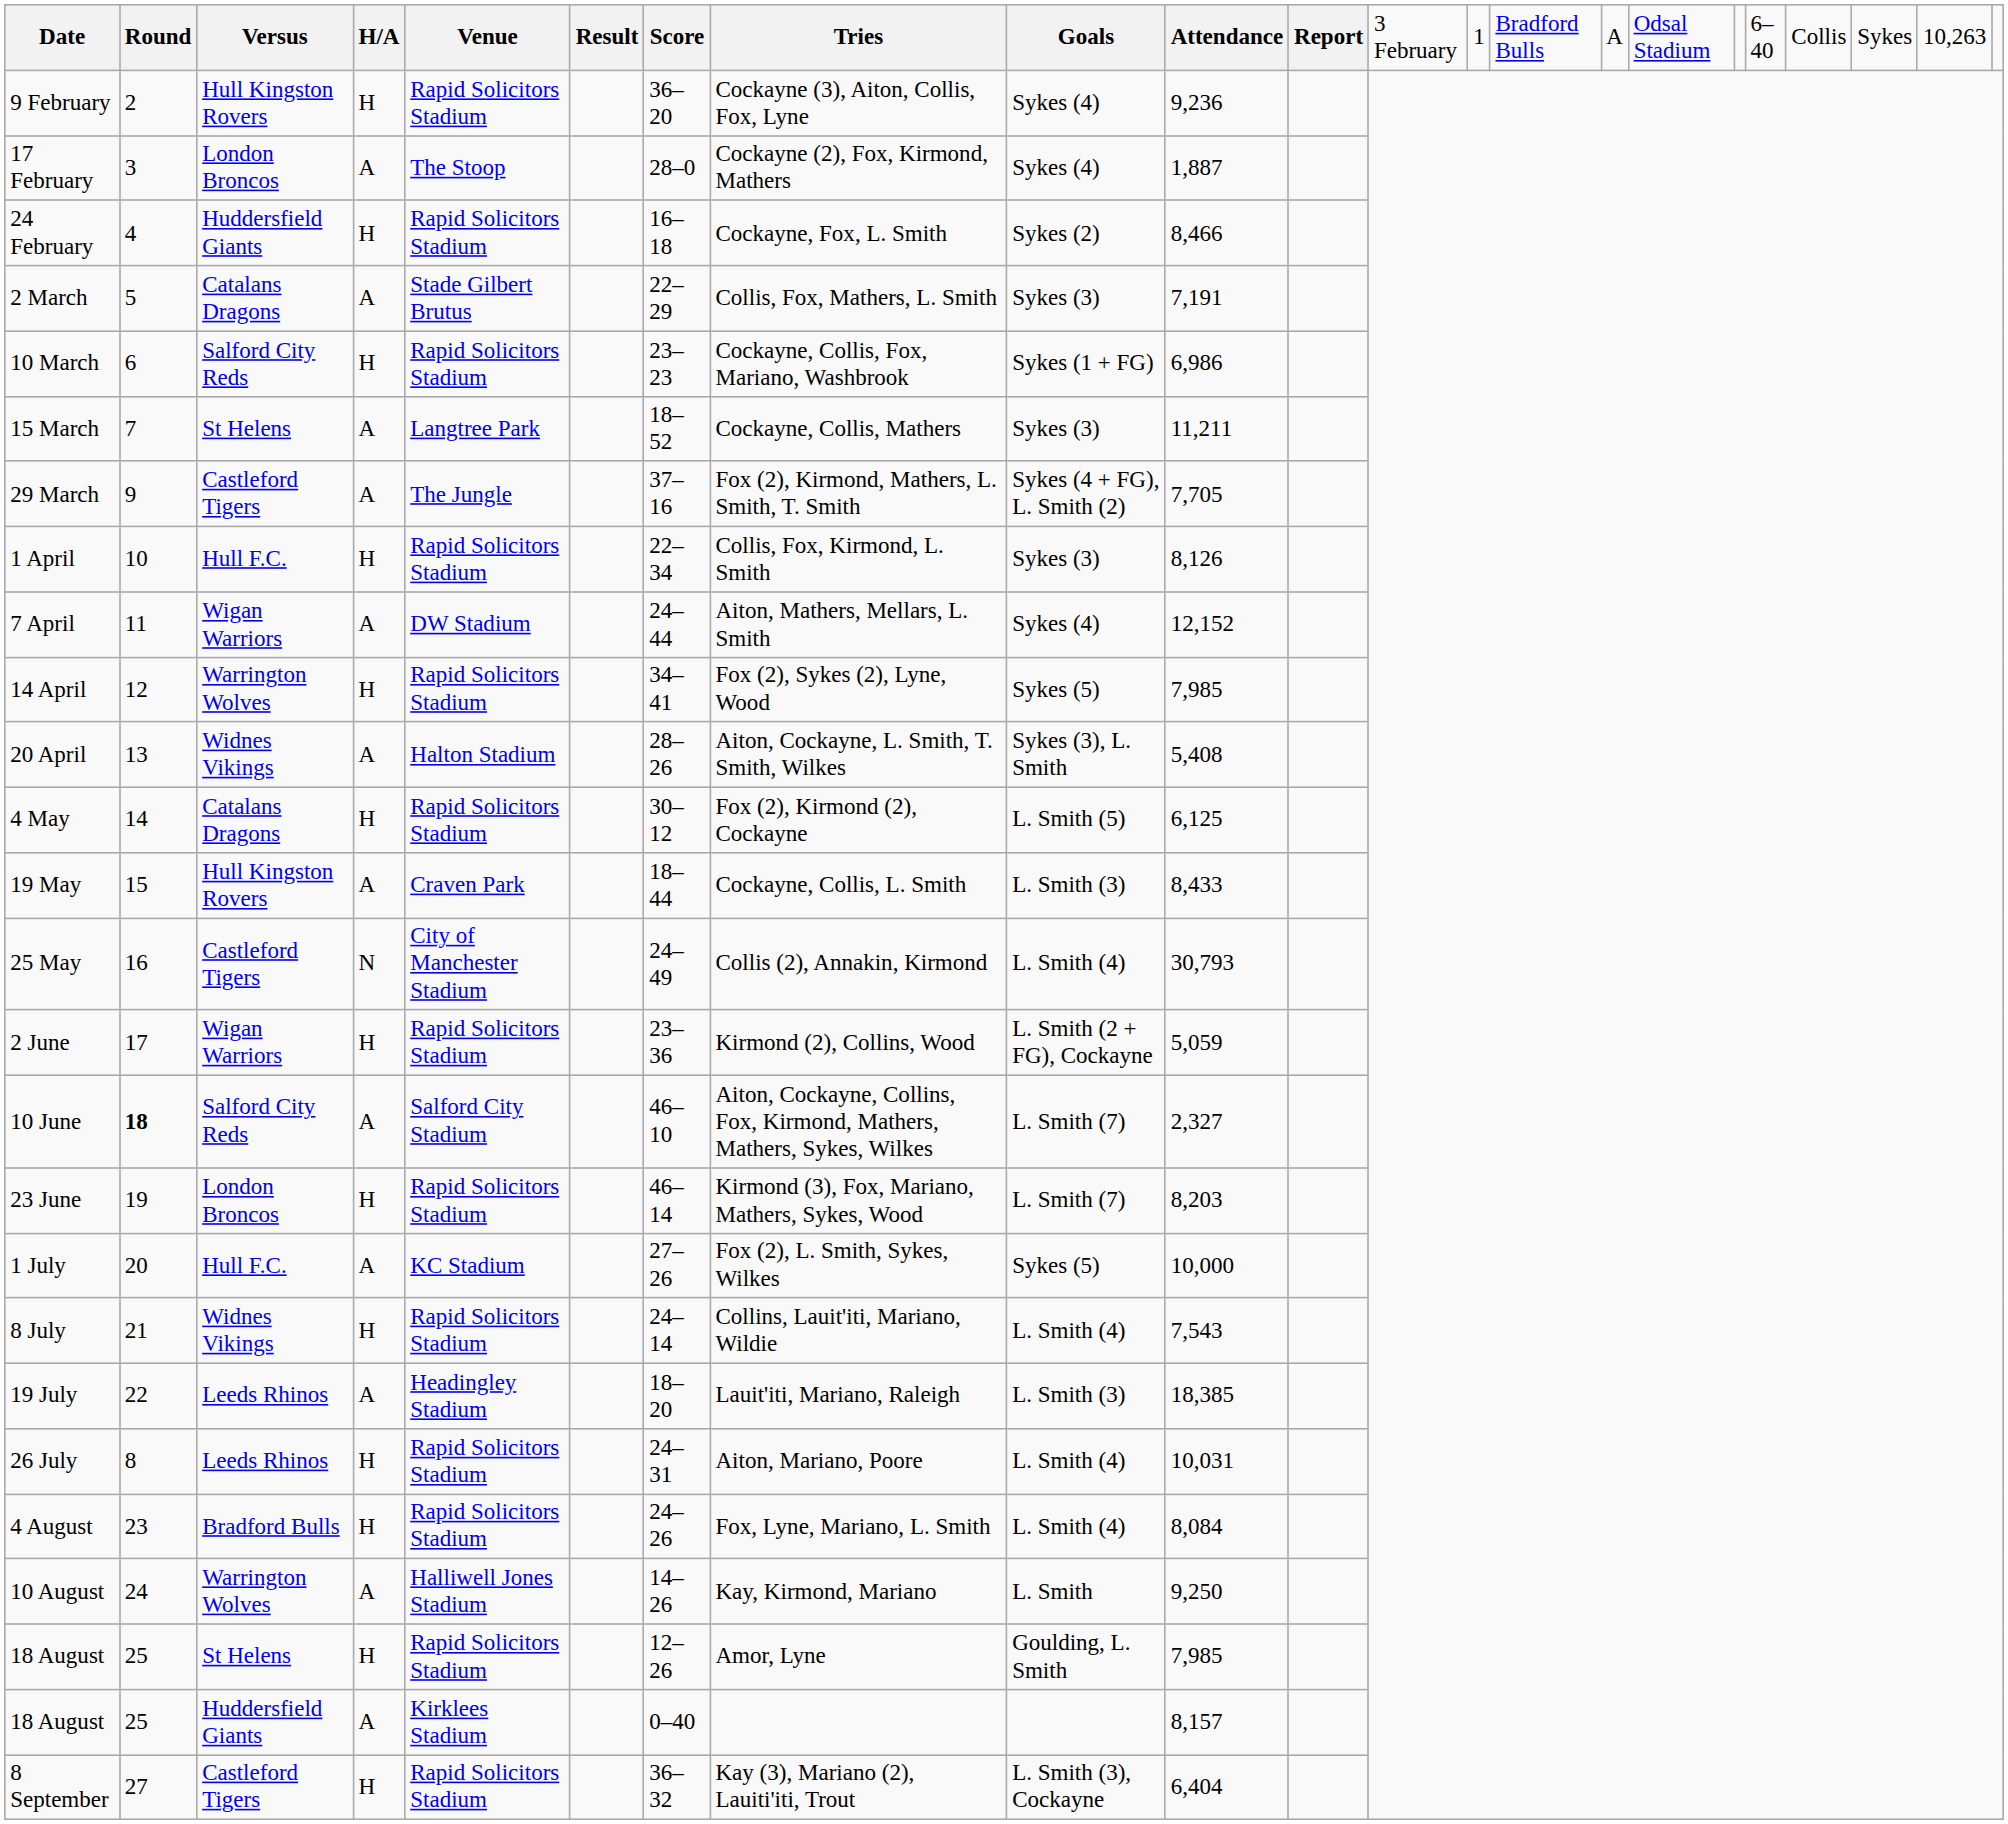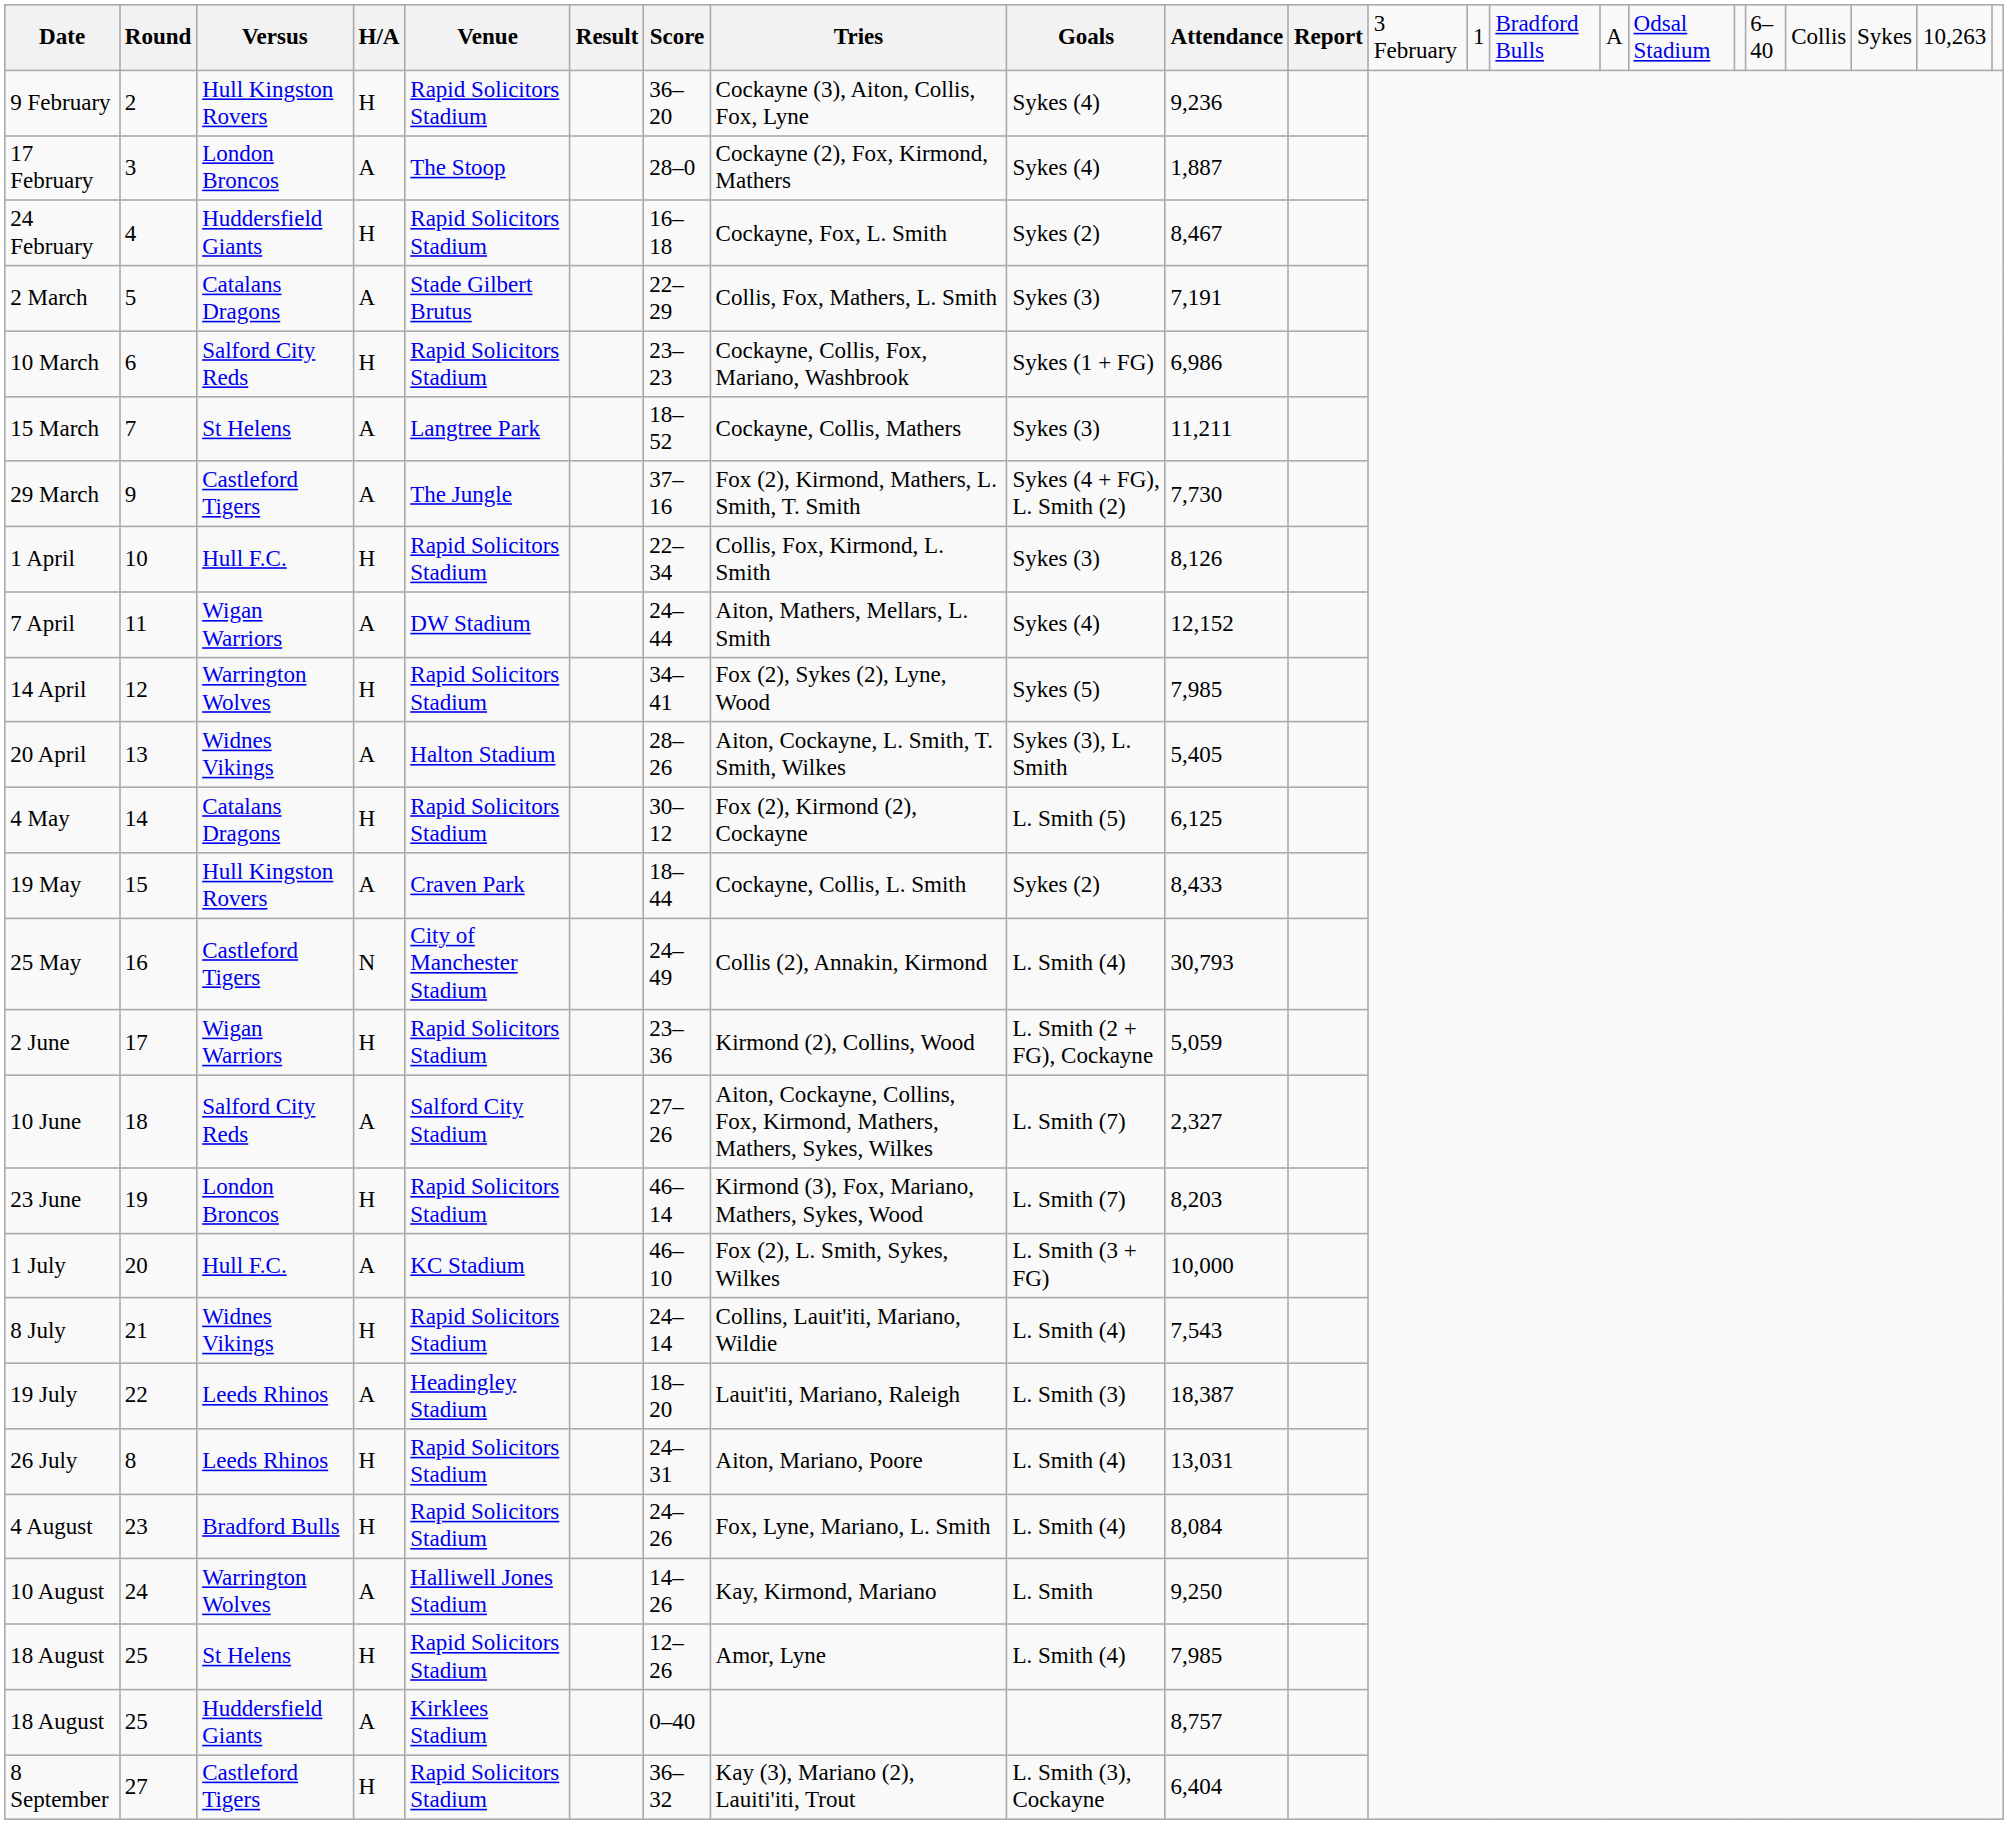(1197, 233) 8,466 -> (1196, 233) 8,467
(1197, 493) 7,705 -> (1196, 493) 7,730
(1197, 754) 5,408 -> (1196, 754) 5,405
(1069, 885) L. Smith (3) -> (1056, 885) Sykes (2)
(136, 1121) bold -> (136, 1121) normal
(666, 1121) 46–10 -> (667, 1121) 27–26
(666, 1265) 27–26 -> (667, 1265) 46–10
(1056, 1265) Sykes (5) -> (1075, 1265) L. Smith (3 + FG)
(1202, 1395) 18,385 -> (1202, 1395) 18,387
(1202, 1461) 10,031 -> (1202, 1461) 13,031
(1071, 1656) Goulding, L. Smith -> (1069, 1656) L. Smith (4)
(1197, 1721) 8,157 -> (1196, 1721) 8,757
